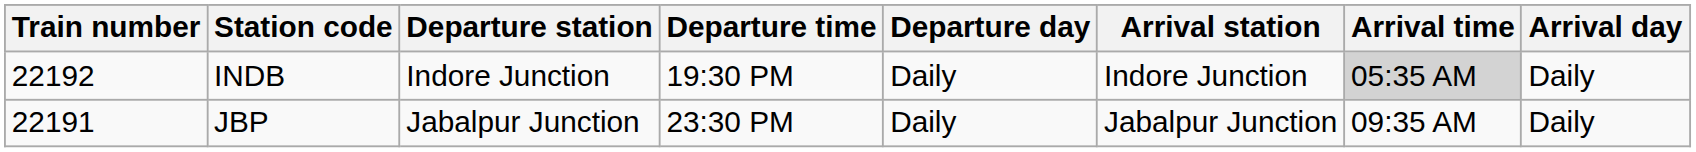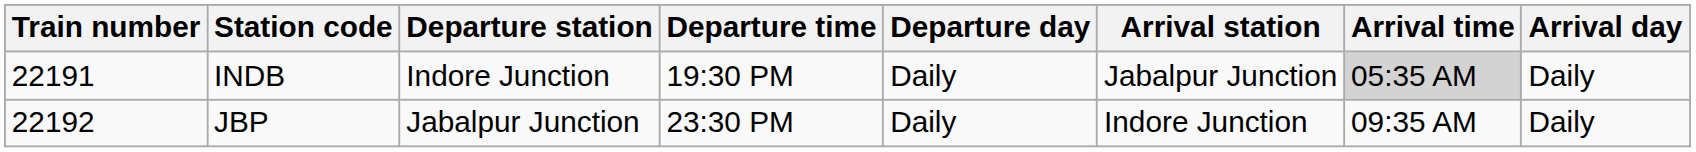(53, 75) 22192 -> (53, 75) 22191
(1206, 75) Indore Junction -> (1221, 75) Jabalpur Junction
(53, 122) 22191 -> (53, 122) 22192
(1221, 122) Jabalpur Junction -> (1206, 122) Indore Junction
